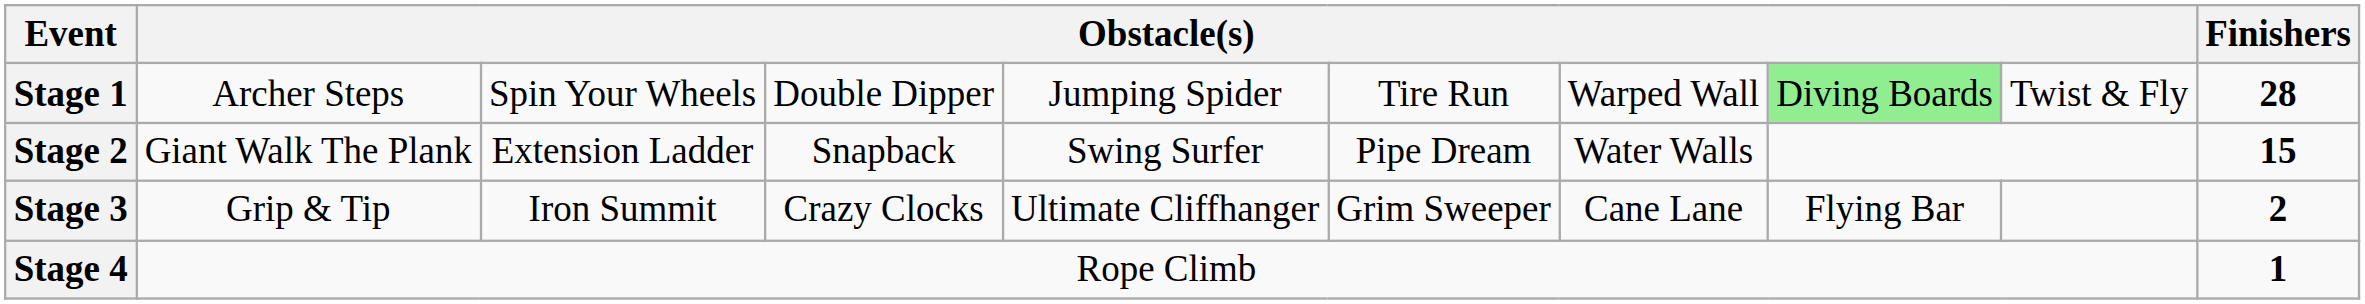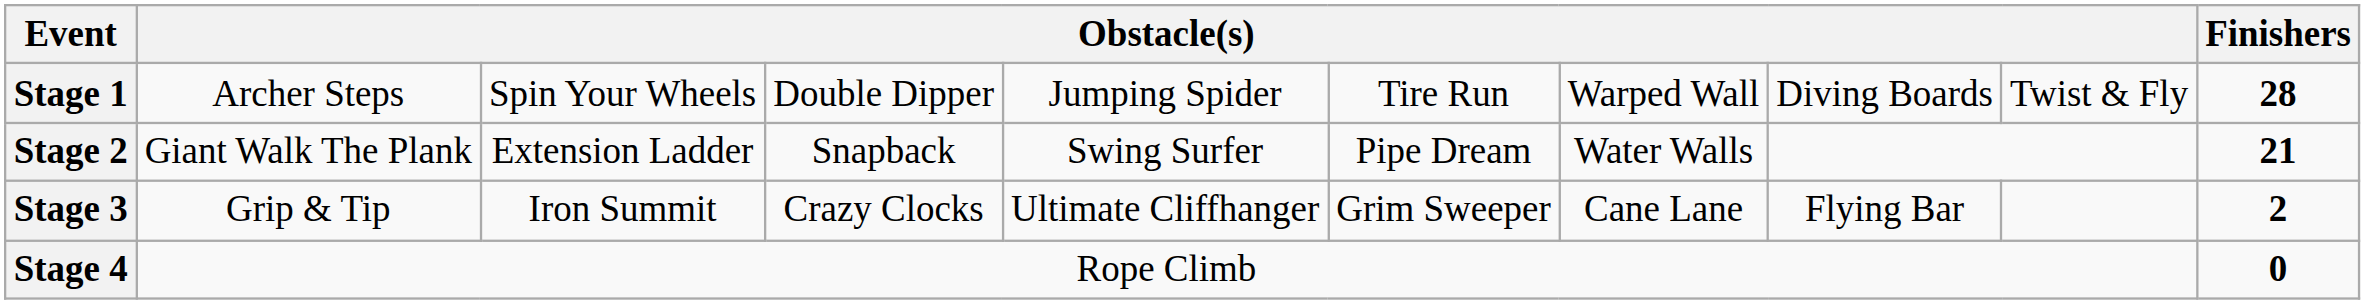(1885, 92) lightgreen background -> (1885, 92) no background
(2278, 151) 15 -> (2278, 151) 21
(2278, 268) 1 -> (2278, 268) 0
